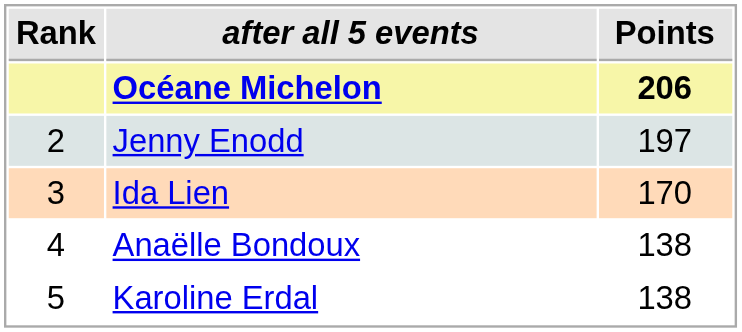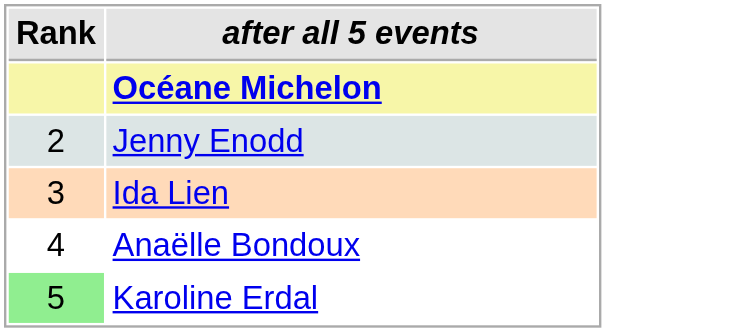- column: (665, 34)
(56, 298) no background -> (56, 298) lightgreen background
